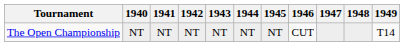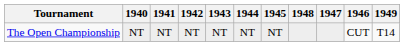columns swapped: (303, 13) <-> (358, 13)
